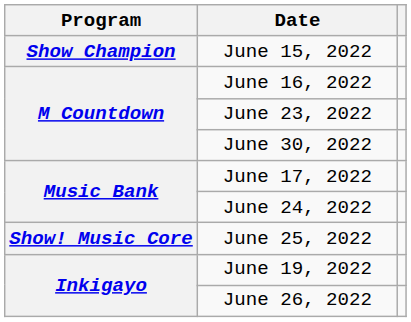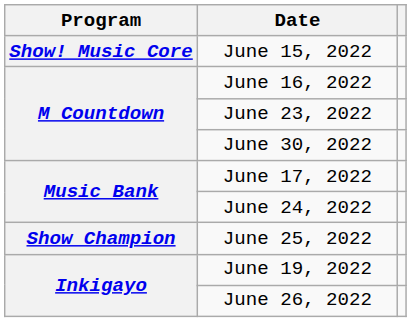(101, 51) Show Champion -> (101, 51) Show! Music Core
(101, 238) Show! Music Core -> (101, 238) Show Champion
